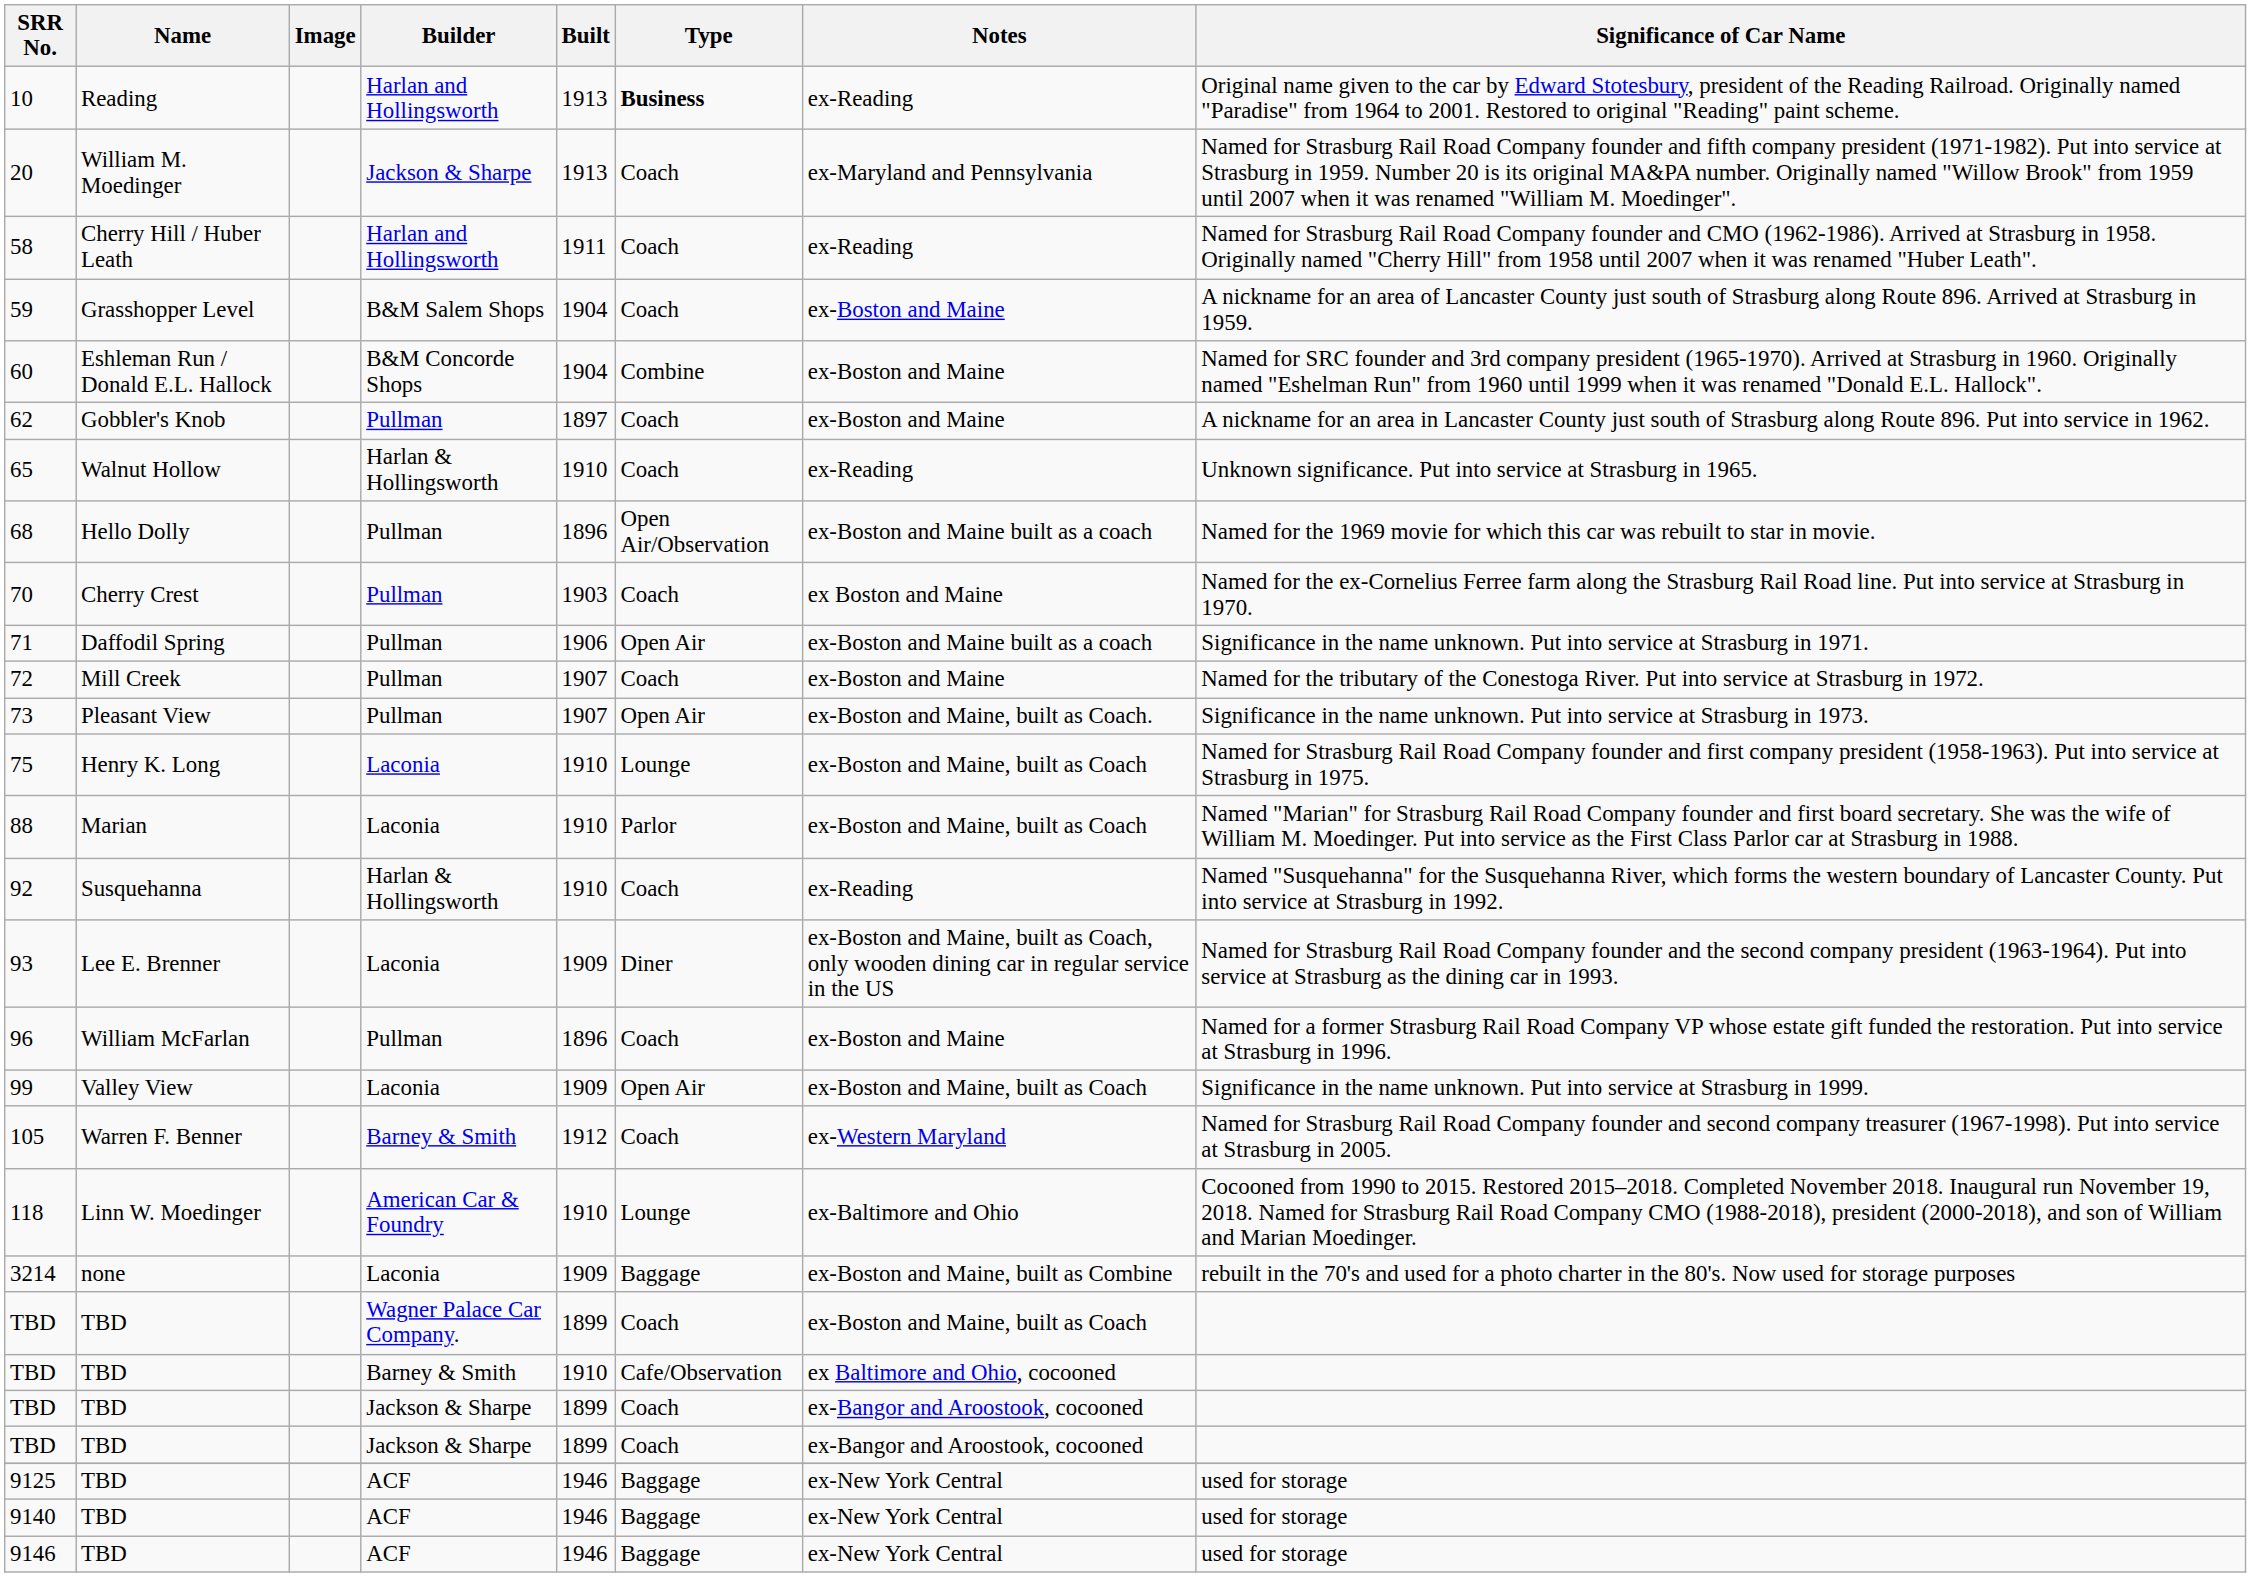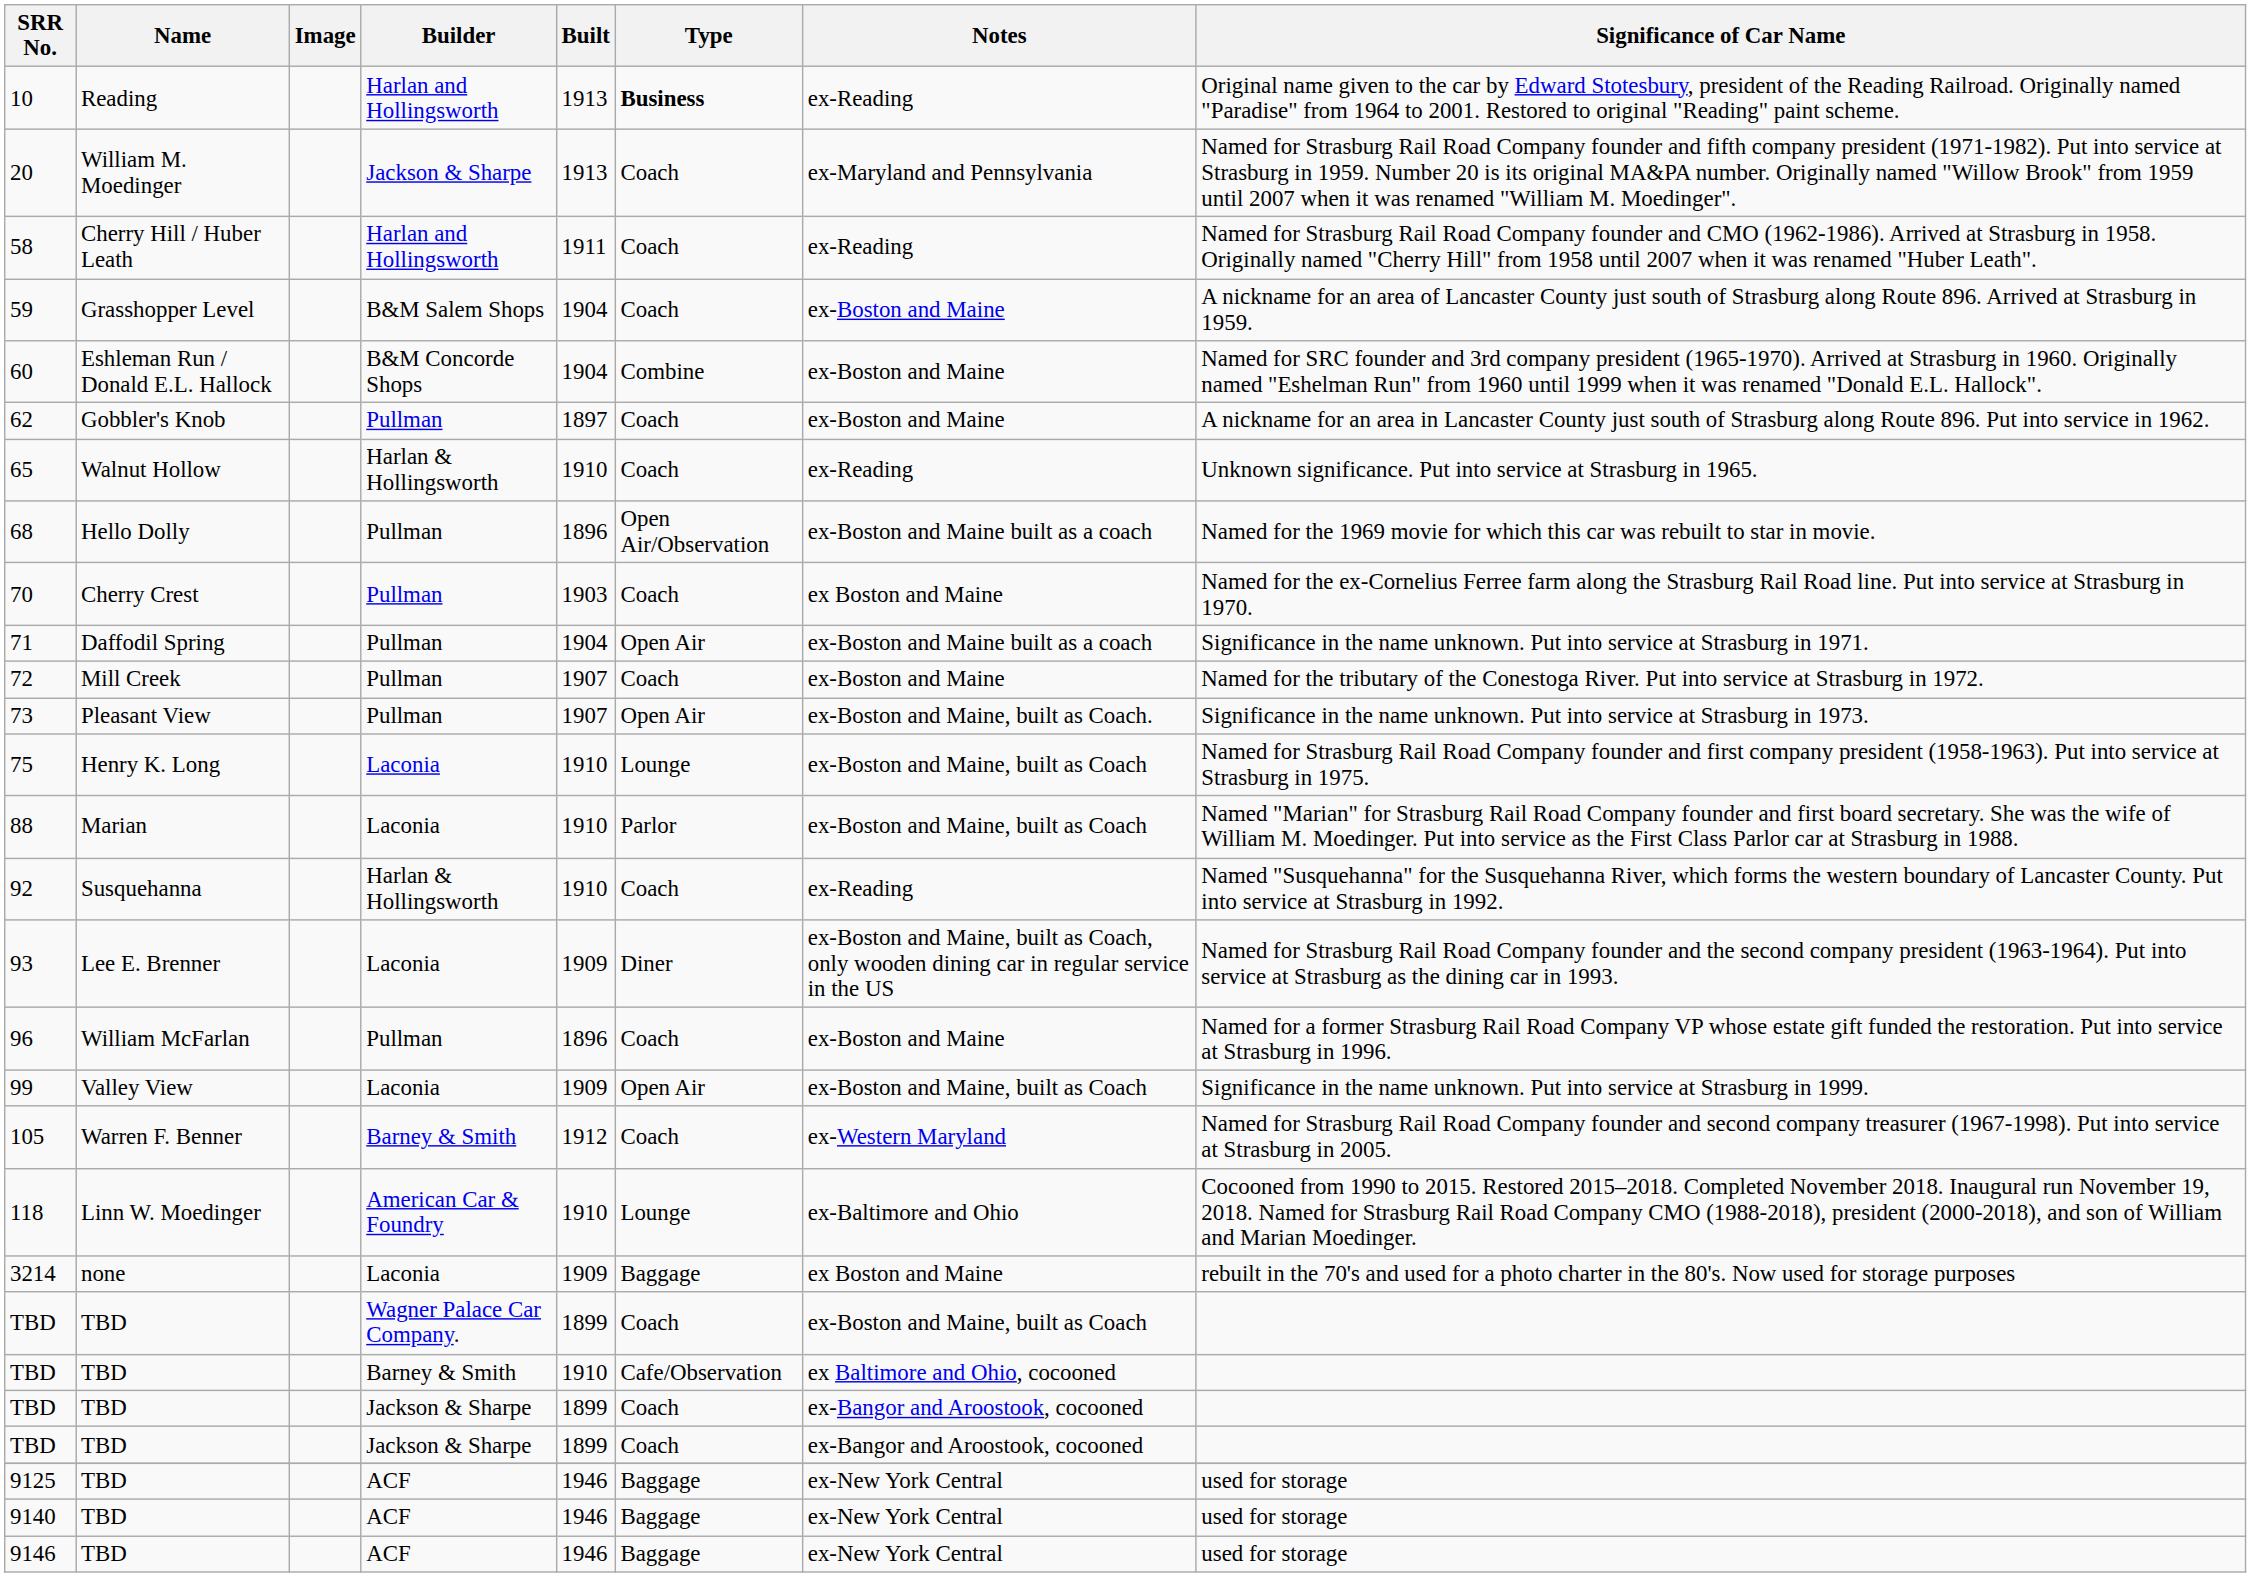(584, 642) 1906 -> (584, 642) 1904
(990, 1273) ex-Boston and Maine, built as Combine -> (905, 1273) ex Boston and Maine
